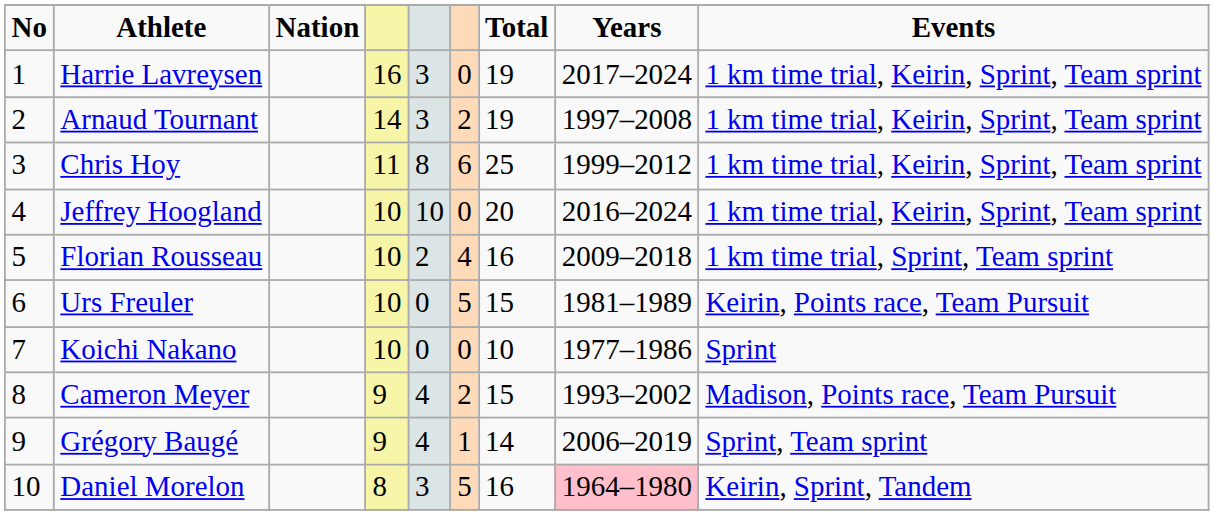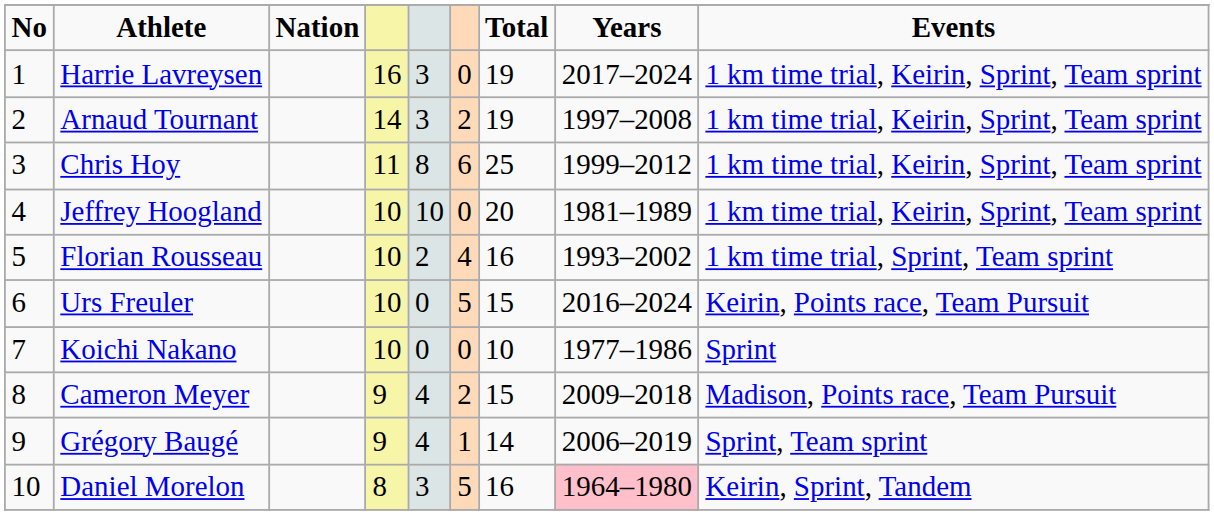(627, 211) 2016–2024 -> (627, 211) 1981–1989
(627, 257) 2009–2018 -> (627, 257) 1993–2002
(627, 303) 1981–1989 -> (627, 303) 2016–2024
(627, 394) 1993–2002 -> (627, 394) 2009–2018
